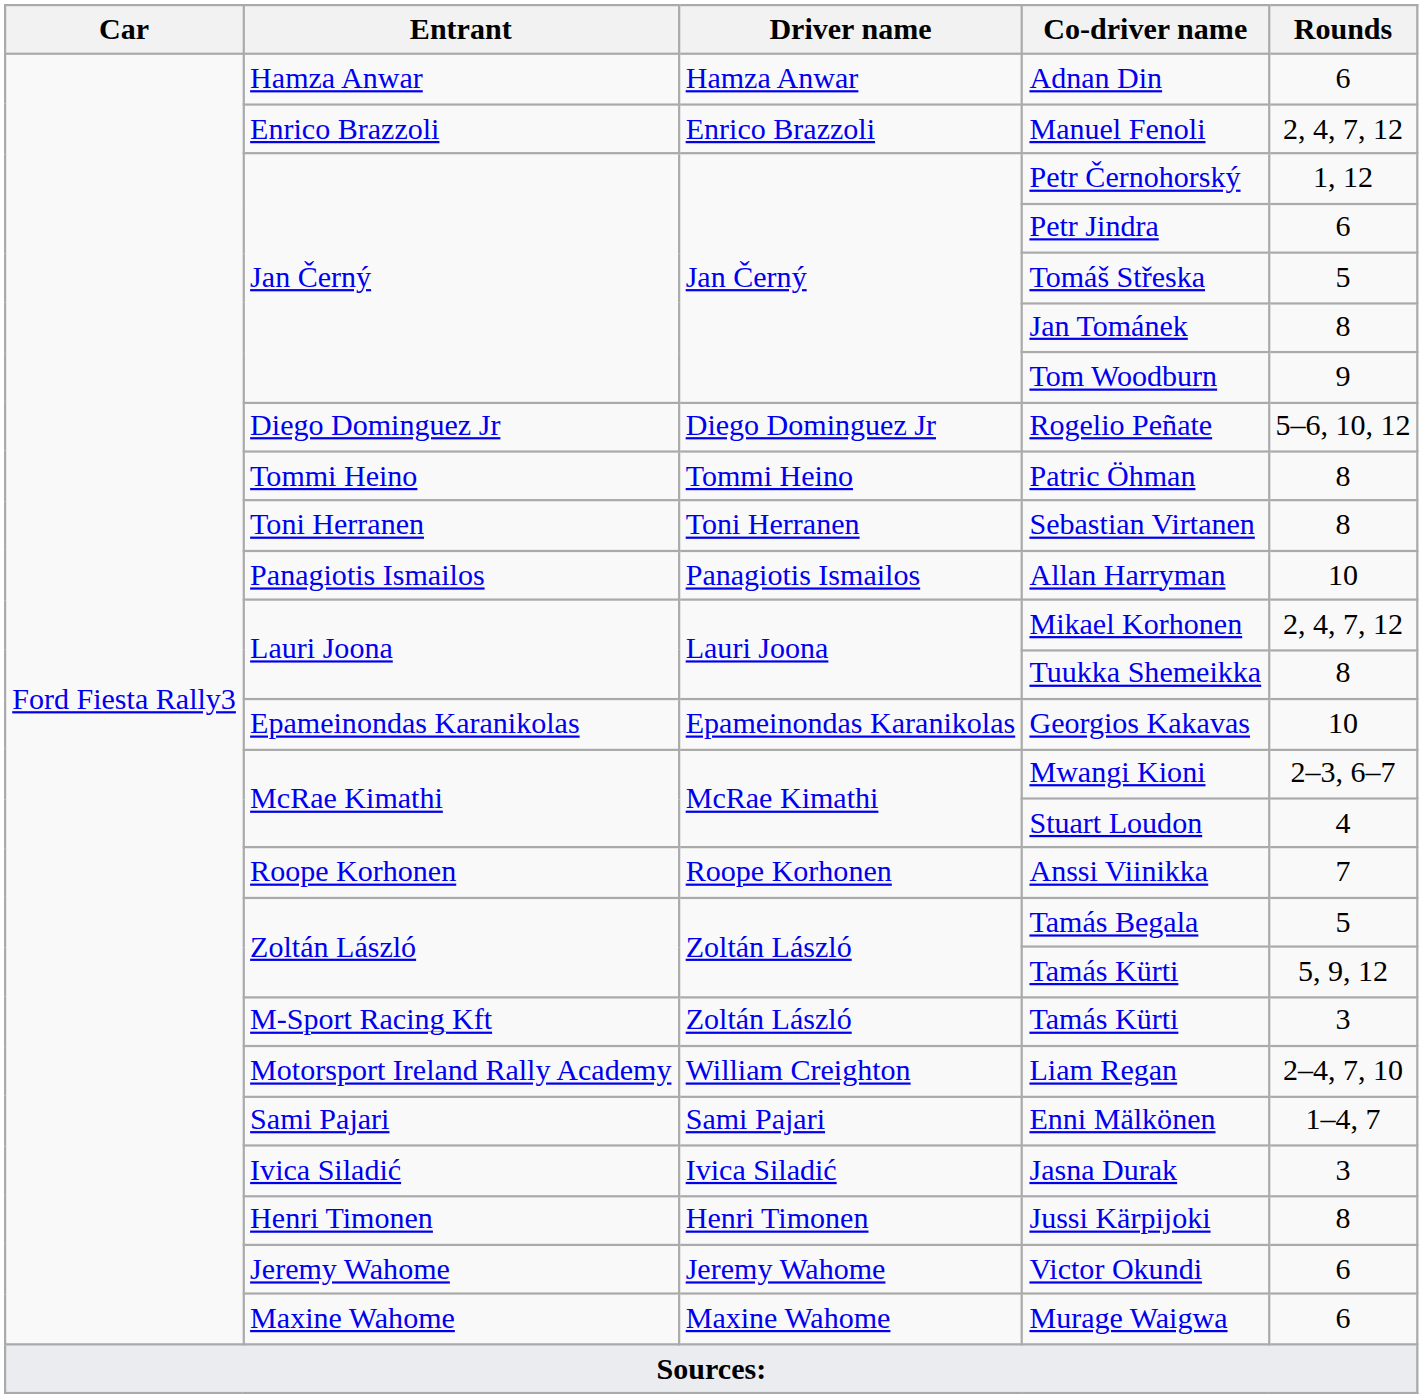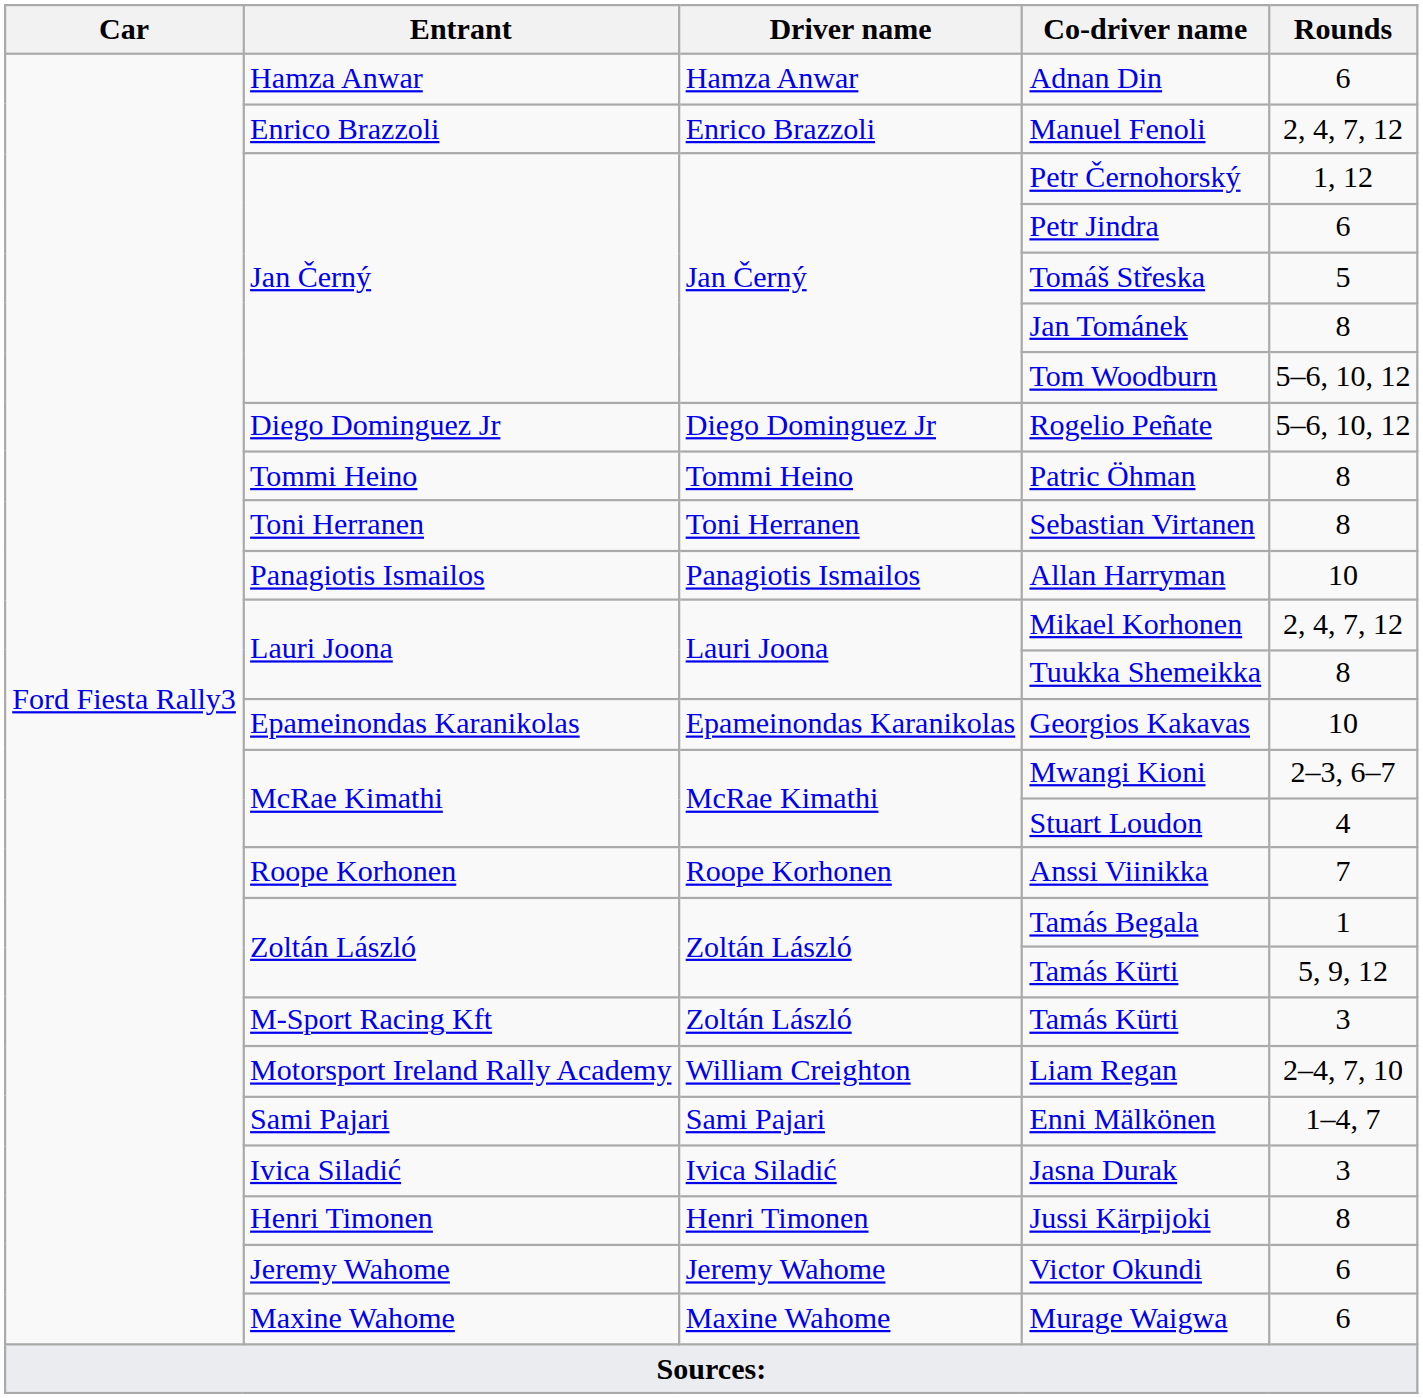(1343, 375) 9 -> (1343, 375) 5–6, 10, 12
(1343, 921) 5 -> (1343, 921) 1
